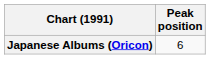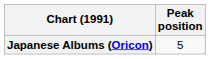(180, 44) 6 -> (180, 44) 5
